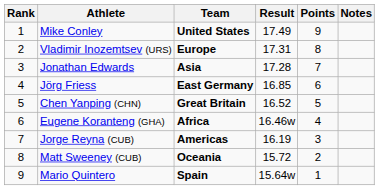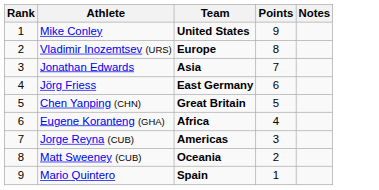- column: (277, 13)
